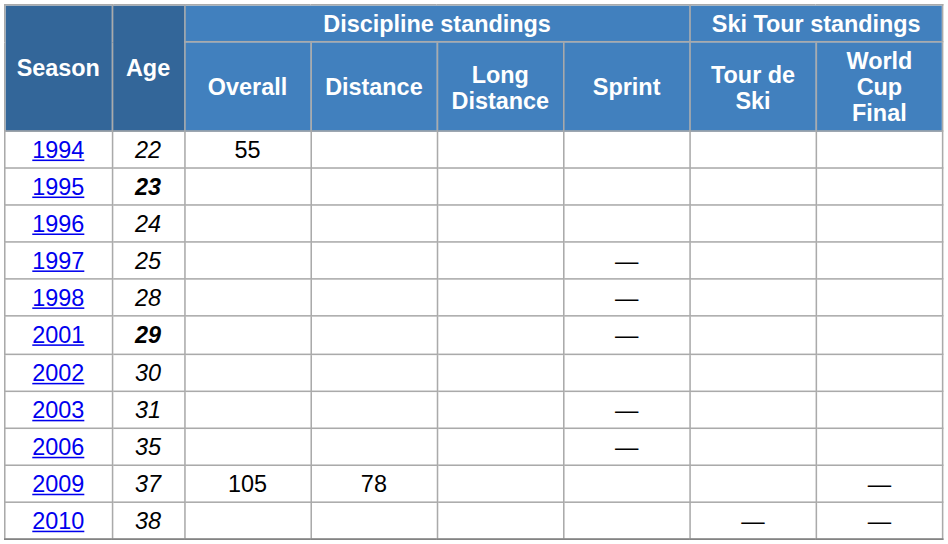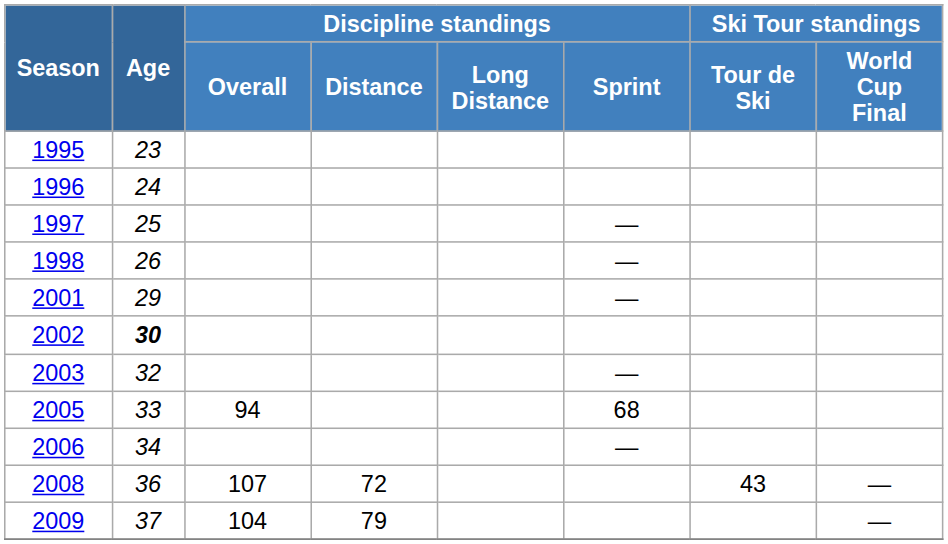- row: (58, 150)
(148, 187) bold -> (148, 150) normal
(148, 298) 28 -> (148, 261) 26
(148, 335) bold -> (148, 298) normal
(148, 372) normal -> (148, 335) bold
(148, 409) 31 -> (148, 372) 32
+ row: (58, 409)
(148, 446) 35 -> (148, 446) 34
+ row: (58, 483)
(248, 483) 105 -> (248, 521) 104
(374, 483) 78 -> (374, 521) 79
- row: (58, 521)
